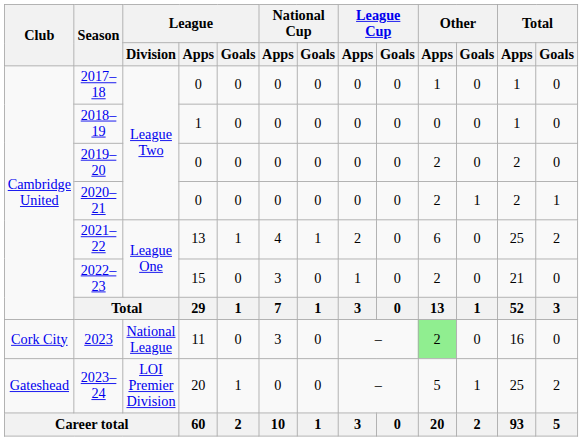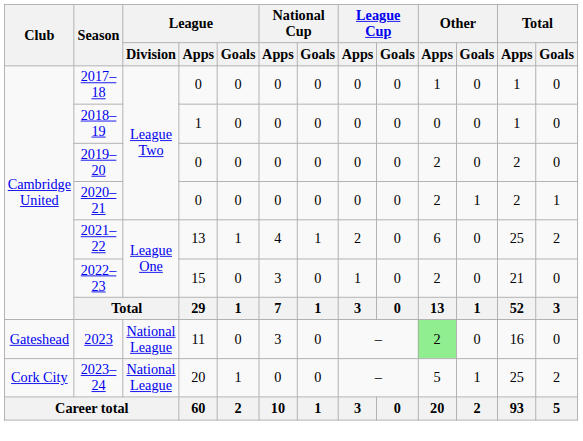(39, 339) Cork City -> (39, 339) Gateshead
(39, 385) Gateshead -> (39, 377) Cork City
(151, 385) LOI Premier Division -> (151, 377) National League
